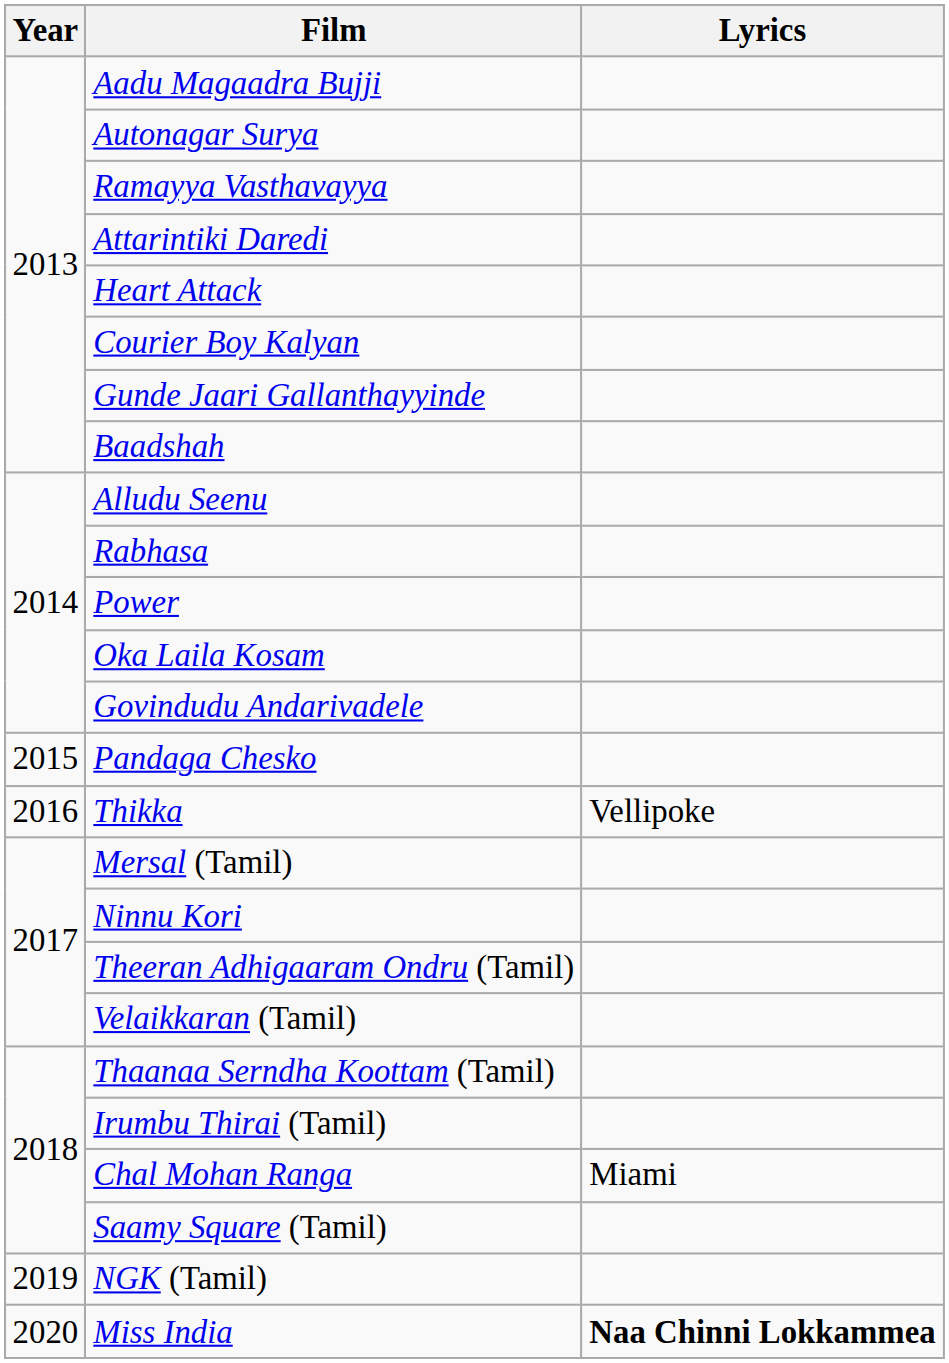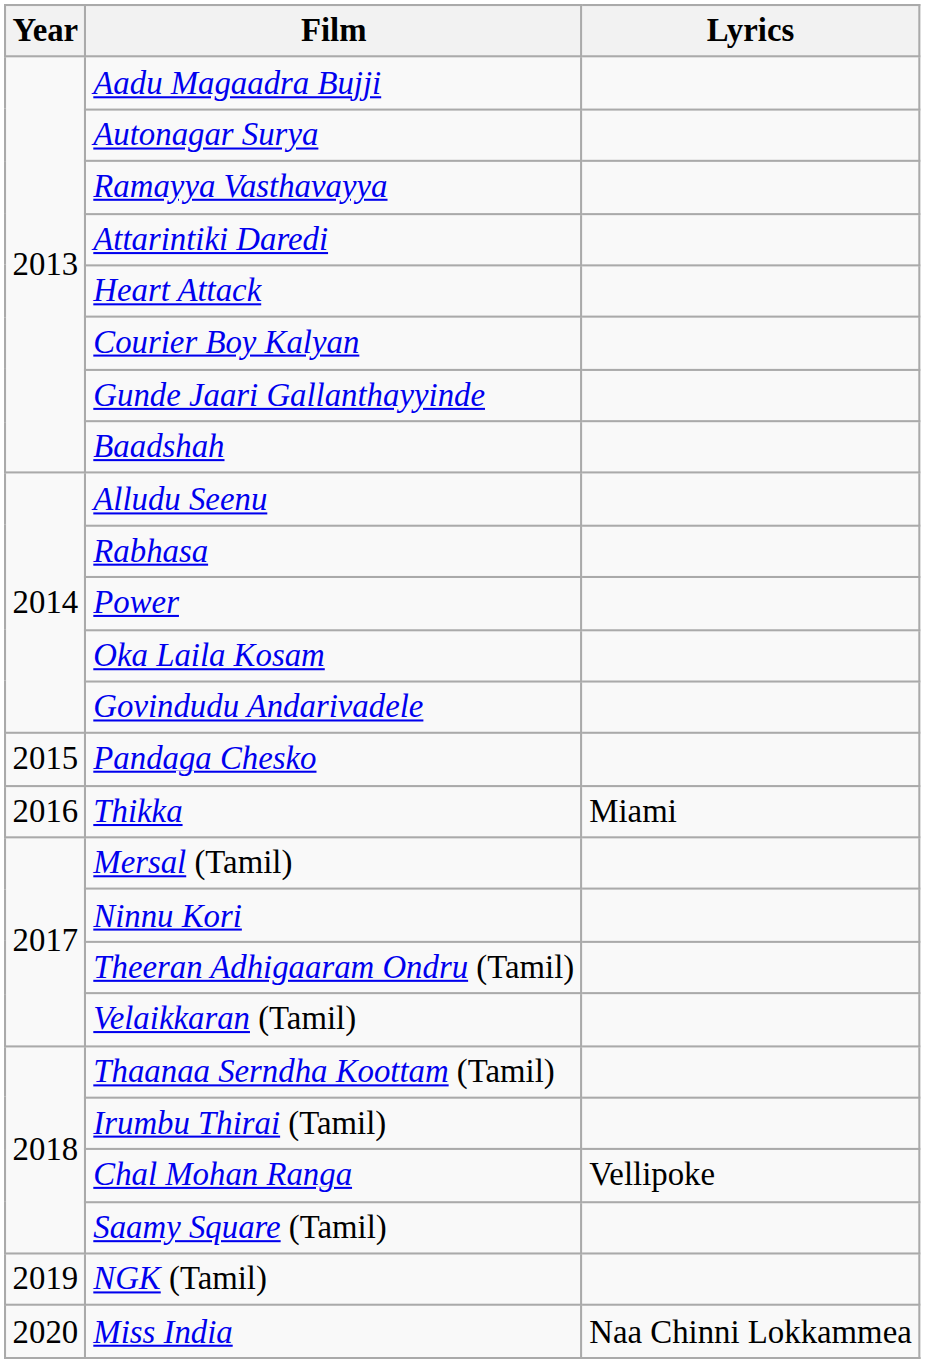(652, 810) Vellipoke -> (633, 810) Miami
(633, 1174) Miami -> (652, 1174) Vellipoke
(762, 1330) bold -> (751, 1330) normal
